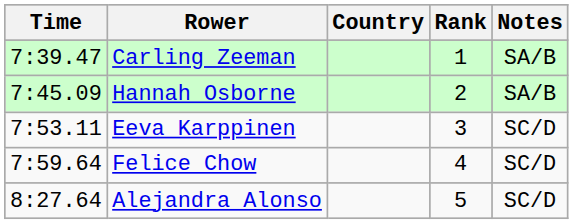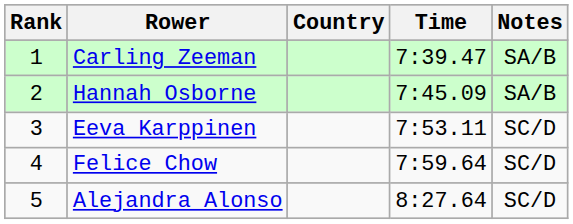columns swapped: (461, 23) <-> (56, 23)
